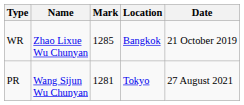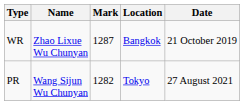(103, 40) 1285 -> (103, 40) 1287
(103, 80) 1281 -> (103, 80) 1282
